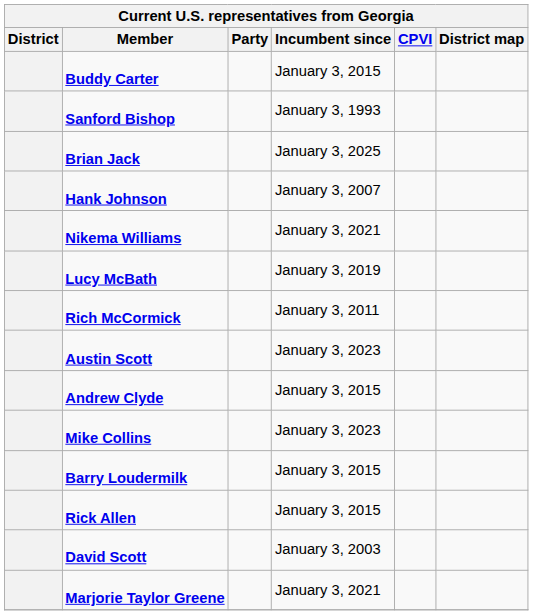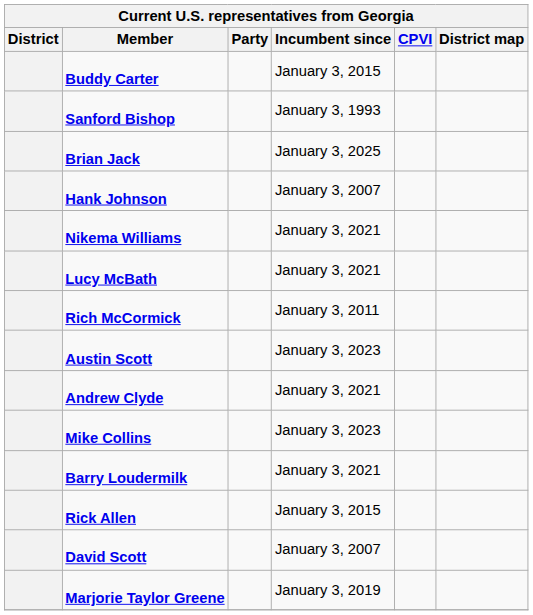(328, 270) January 3, 2019 -> (328, 270) January 3, 2021
(328, 390) January 3, 2015 -> (328, 390) January 3, 2021
(328, 470) January 3, 2015 -> (328, 470) January 3, 2021
(328, 550) January 3, 2003 -> (328, 550) January 3, 2007
(328, 589) January 3, 2021 -> (328, 589) January 3, 2019
